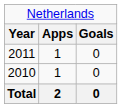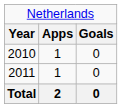rows swapped: (22, 73) <-> (22, 53)
